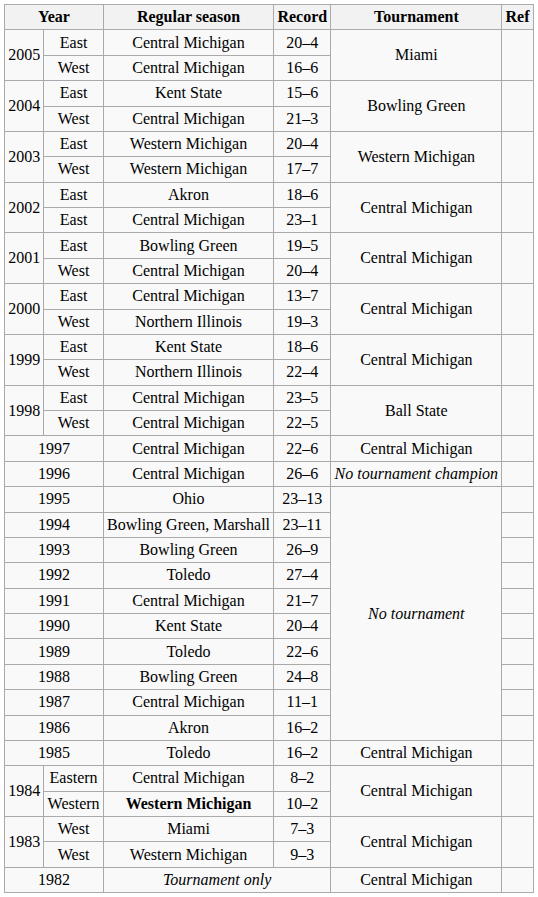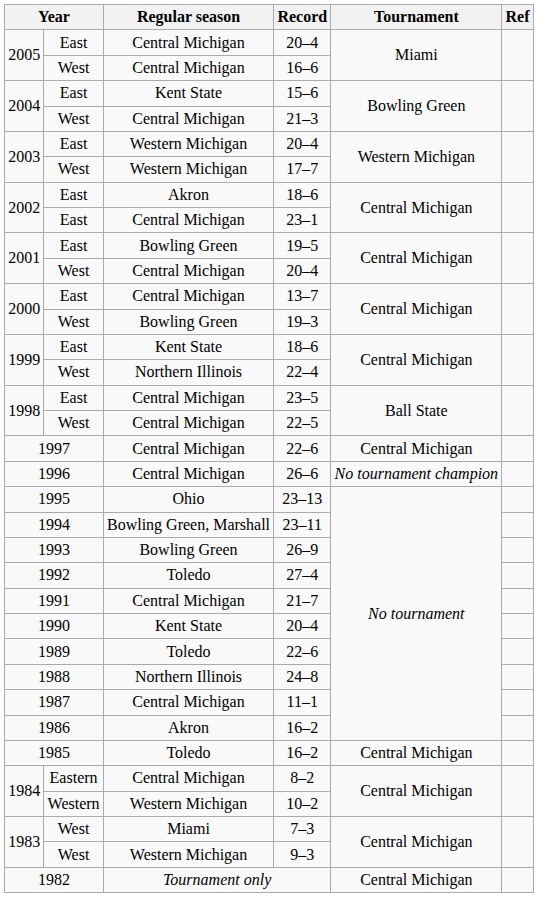(188, 321) Northern Illinois -> (189, 321) Bowling Green
(189, 676) Bowling Green -> (188, 676) Northern Illinois
(189, 803) bold -> (188, 803) normal
